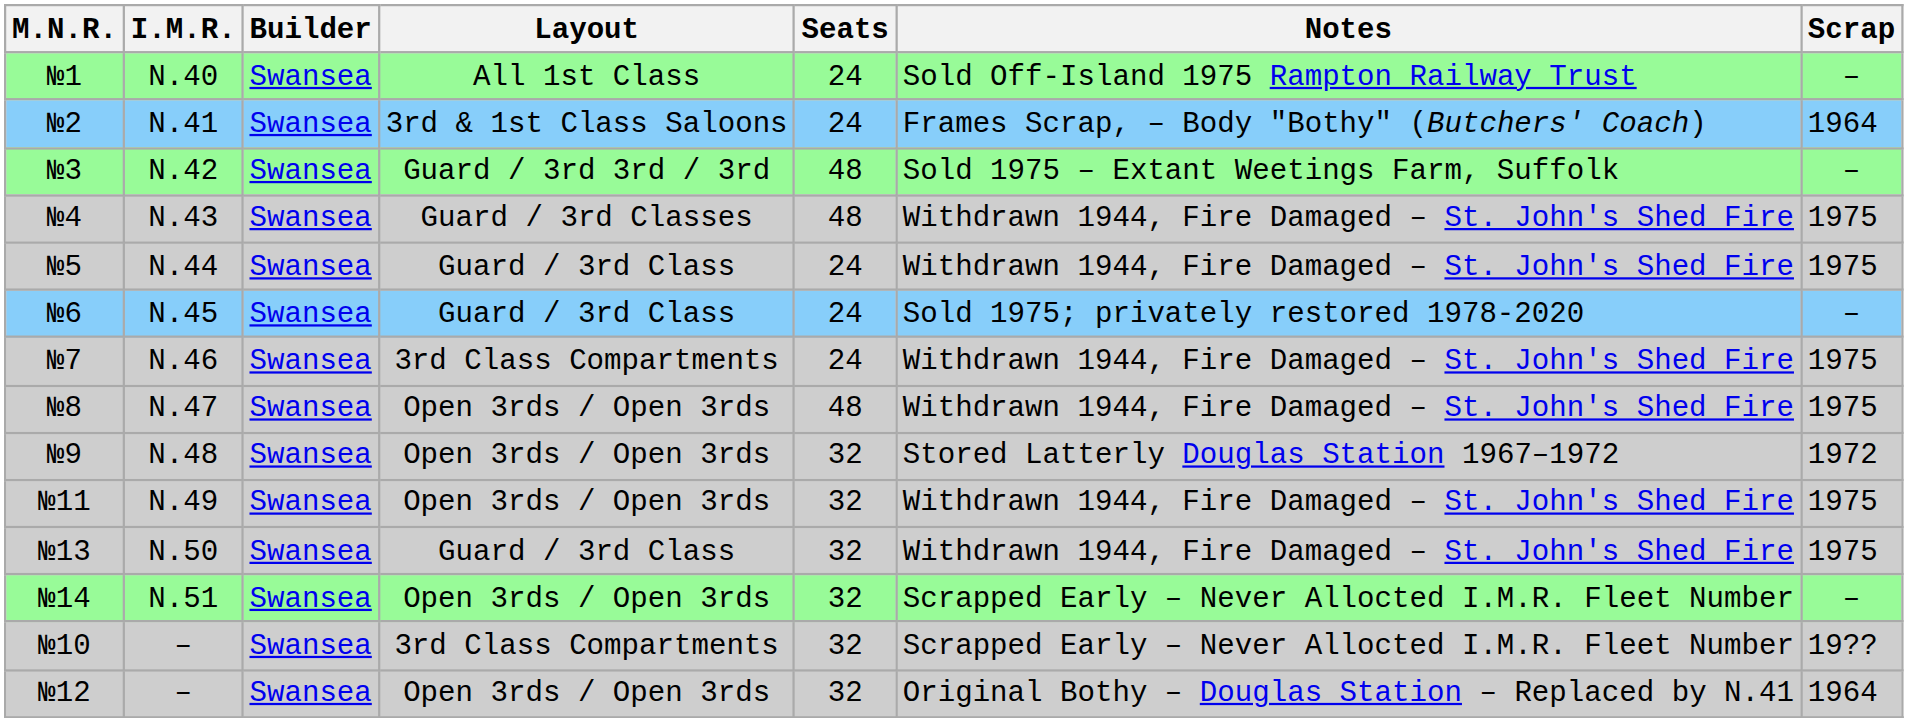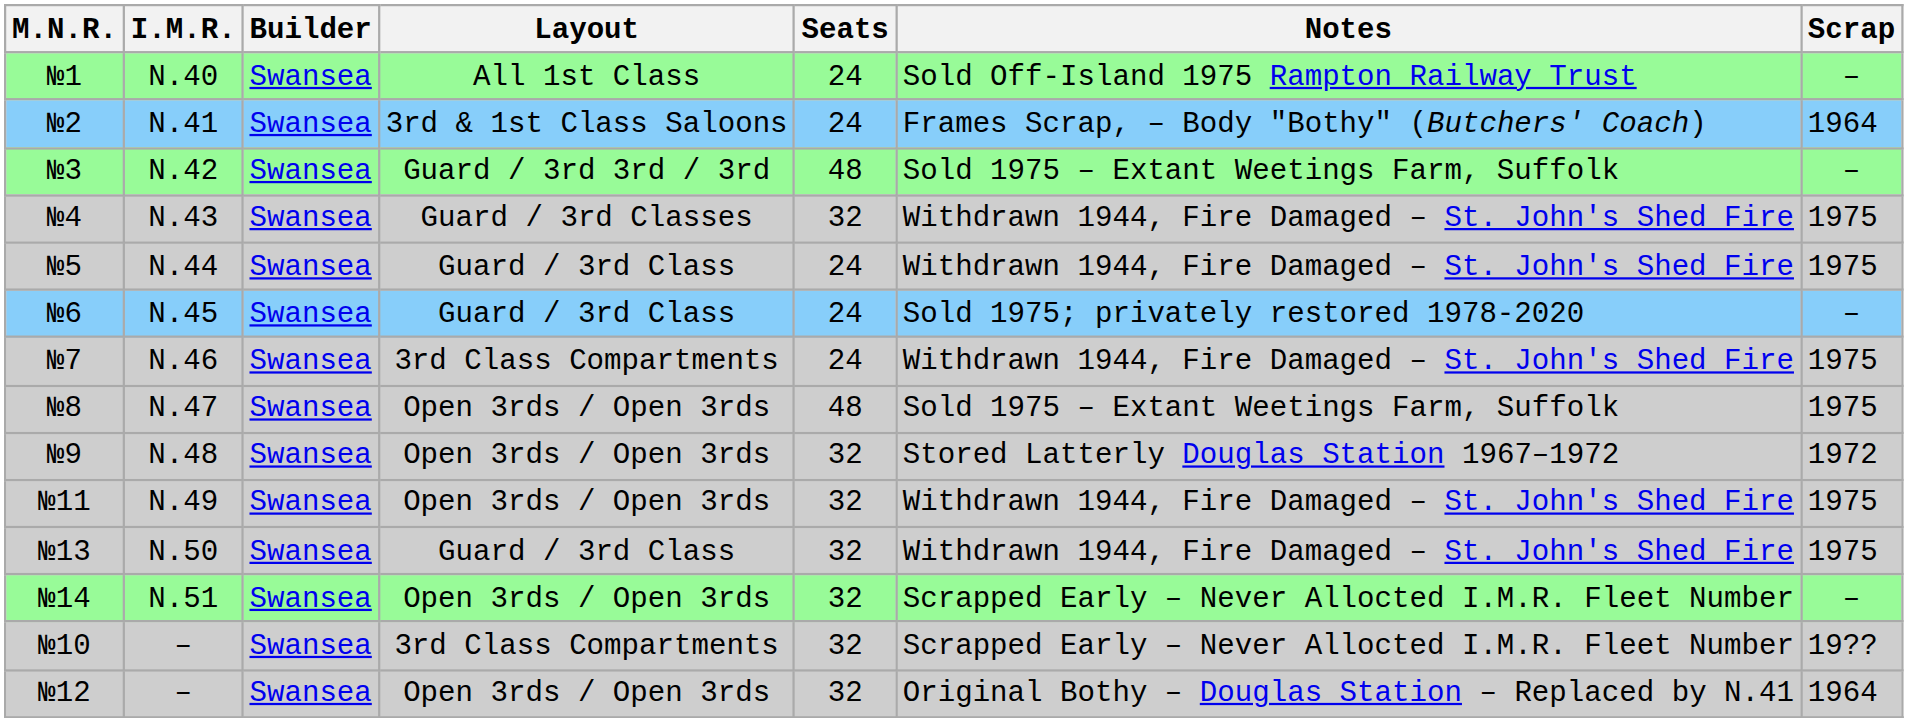(845, 219) 48 -> (845, 219) 32
(1348, 409) Withdrawn 1944, Fire Damaged – St. John's Shed Fire -> (1261, 409) Sold 1975 – Extant Weetings Farm, Suffolk
